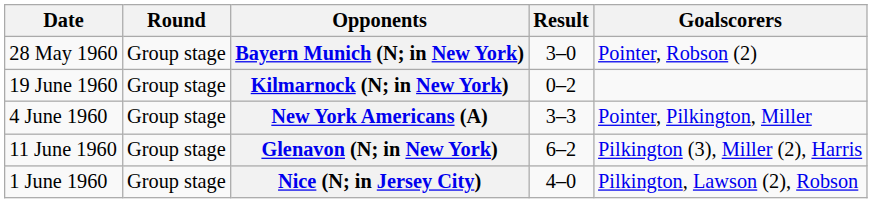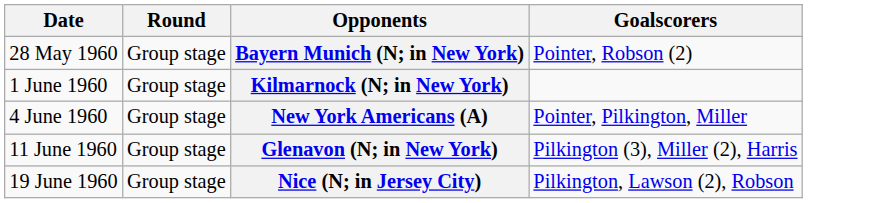- column: (561, 20)
(64, 85) 19 June 1960 -> (58, 85) 1 June 1960
(58, 181) 1 June 1960 -> (64, 181) 19 June 1960
